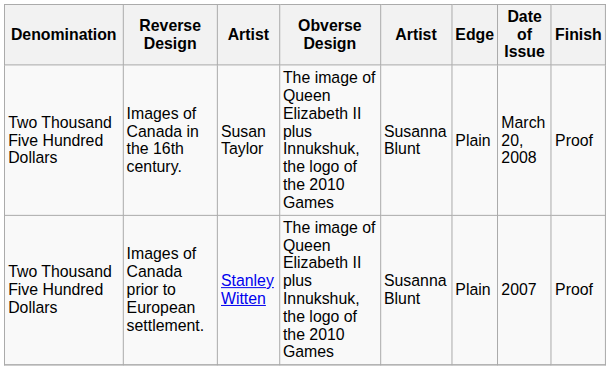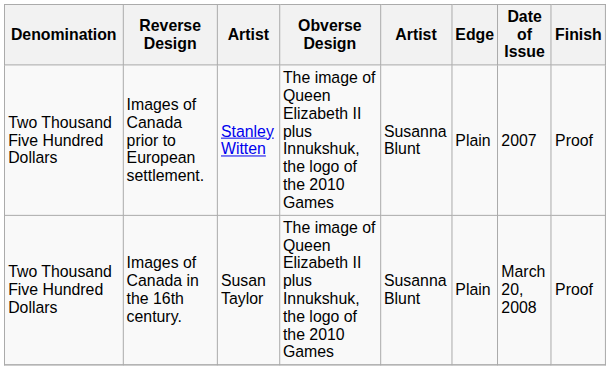rows swapped: (165, 290) <-> (163, 140)
